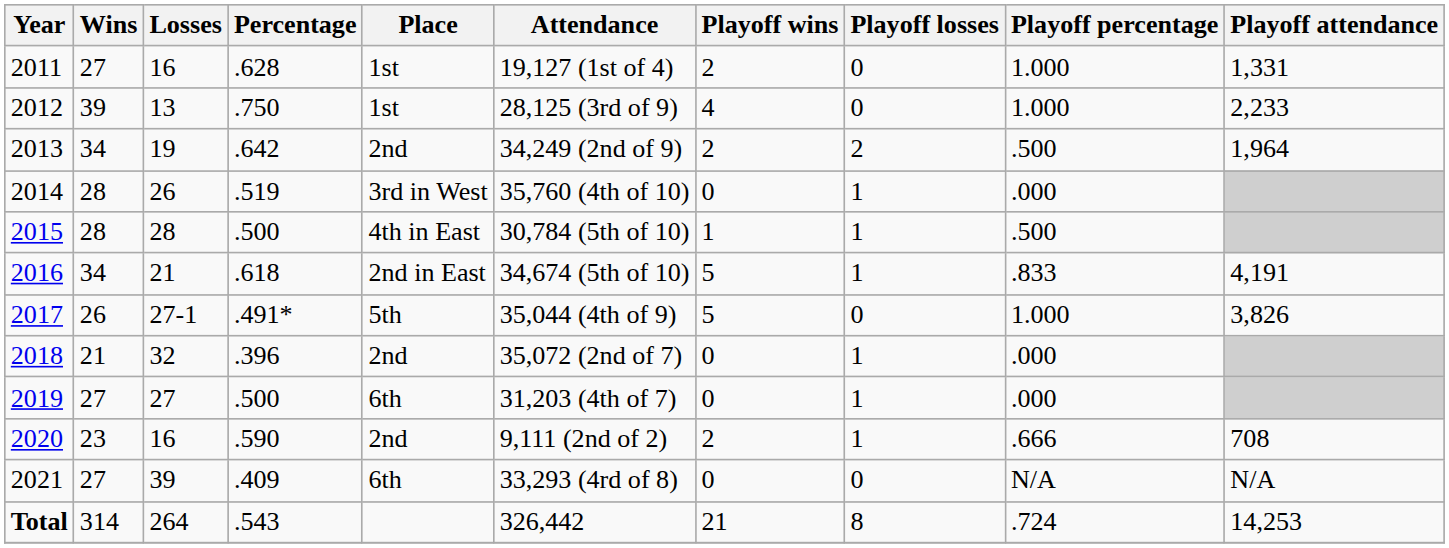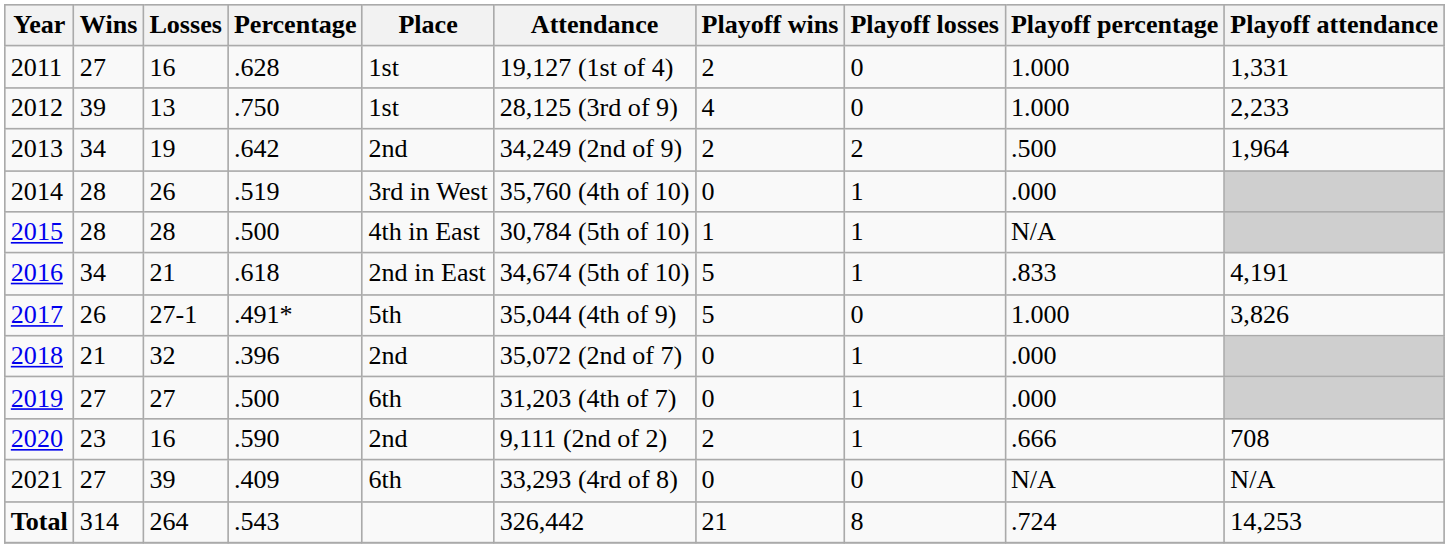(1034, 231) .500 -> (1033, 231) N/A
